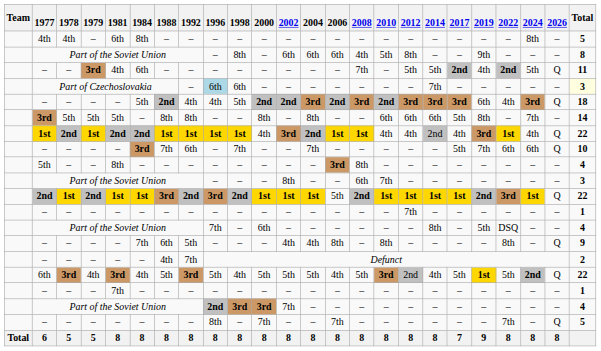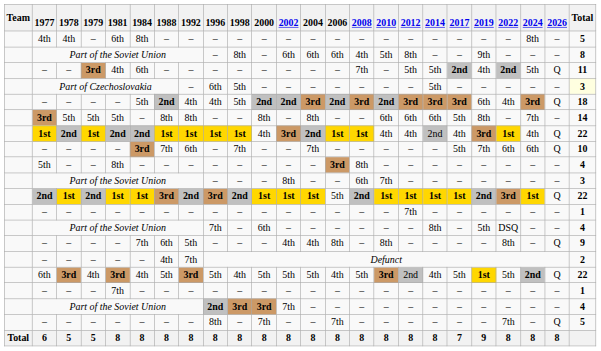(215, 86) lightblue background -> (215, 86) no background
(240, 86) 6th -> (240, 86) 5th
(435, 86) 7th -> (435, 86) 5th
